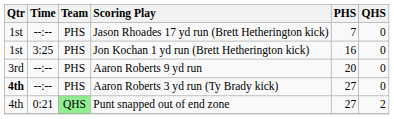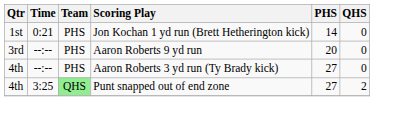- row: (211, 31)
(43, 50) 3:25 -> (43, 31) 0:21
(350, 50) 16 -> (331, 31) 14
(16, 86) bold -> (16, 68) normal
(43, 104) 0:21 -> (43, 86) 3:25
